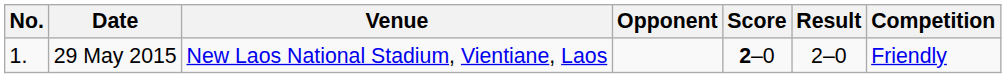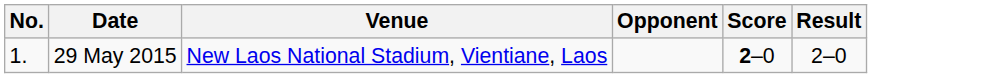- column: (933, 21)
